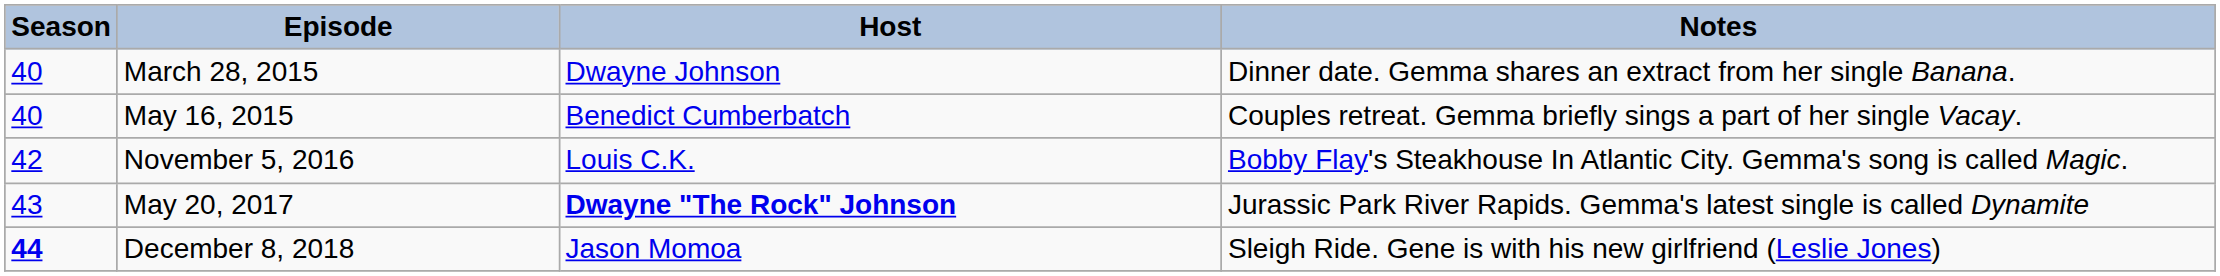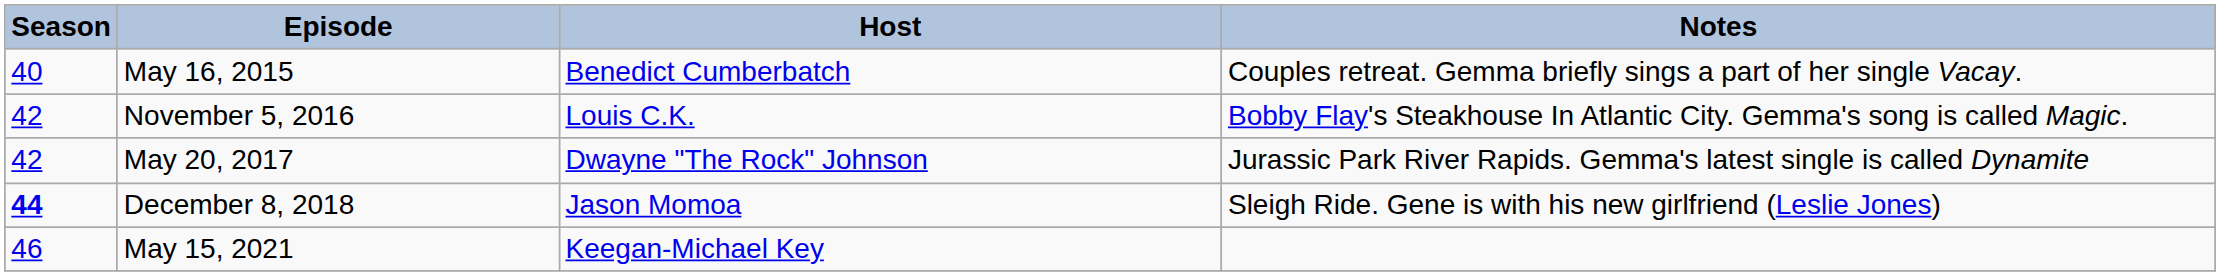- row: (221, 71)
(27, 204) 43 -> (27, 159) 42
(761, 204) bold -> (747, 159) normal
+ row: (209, 248)
